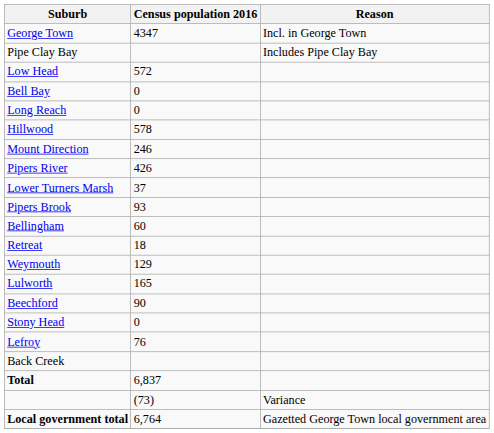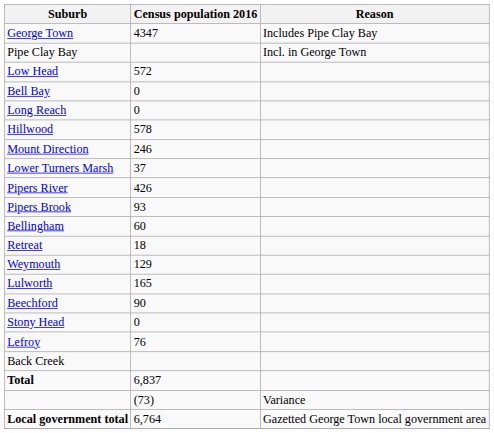(315, 33) Incl. in George Town -> (320, 33) Includes Pipe Clay Bay
(320, 52) Includes Pipe Clay Bay -> (315, 52) Incl. in George Town
rows swapped: (60, 187) <-> (37, 168)
